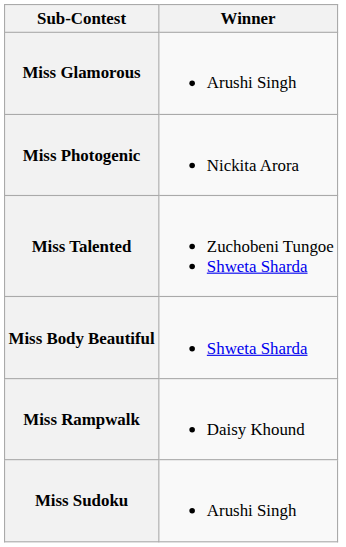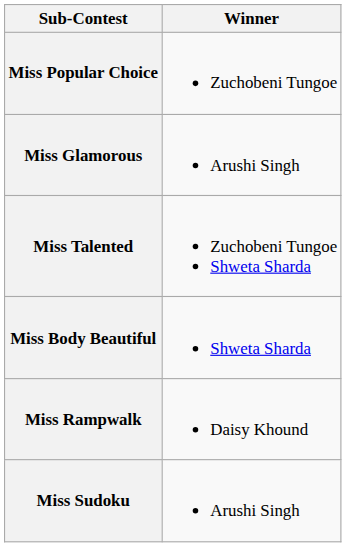+ row: (83, 73)
- row: (82, 154)
